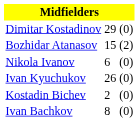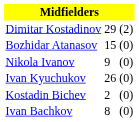(126, 28) (0) -> (126, 28) (2)
(126, 45) (2) -> (126, 45) (0)
(107, 61) 6 -> (107, 61) 9
